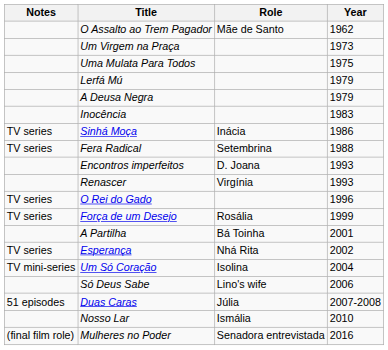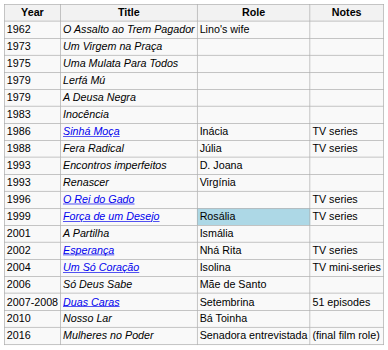columns swapped: (355, 13) <-> (41, 13)
(250, 30) Mãe de Santo -> (224, 30) Lino's wife
(244, 149) Setembrina -> (211, 149) Júlia
(235, 217) no background -> (218, 217) lightblue background
(241, 234) Bá Toinha -> (217, 234) Ismália
(242, 285) Lino's wife -> (233, 285) Mãe de Santo
(228, 302) Júlia -> (227, 302) Setembrina
(234, 319) Ismália -> (223, 319) Bá Toinha
